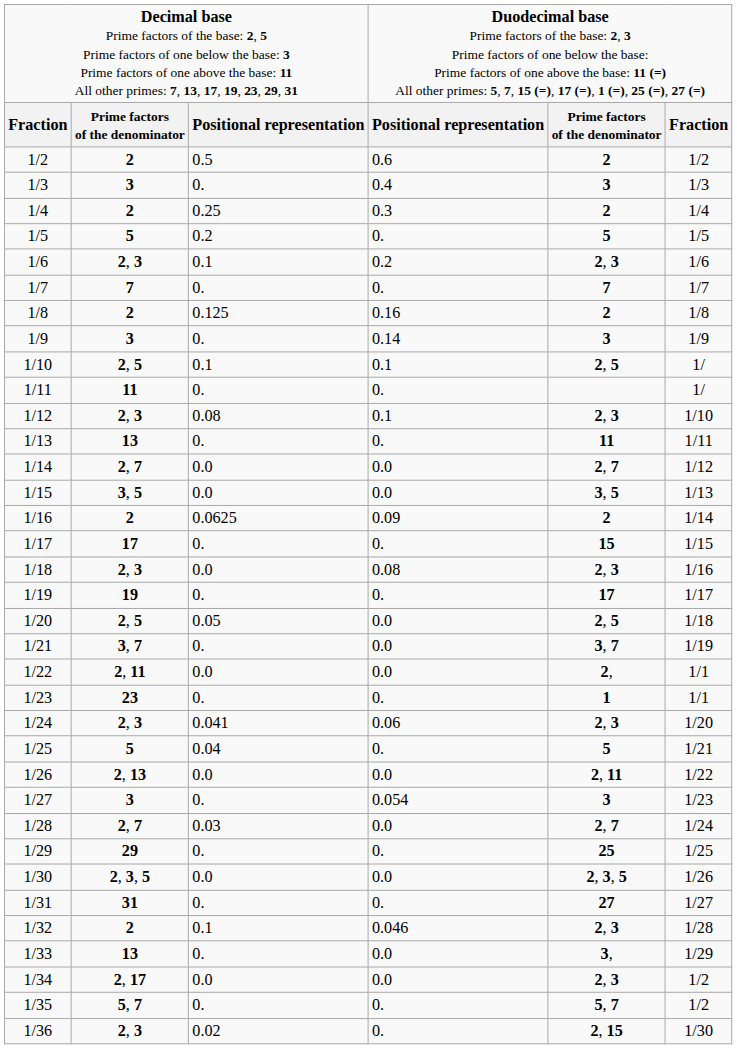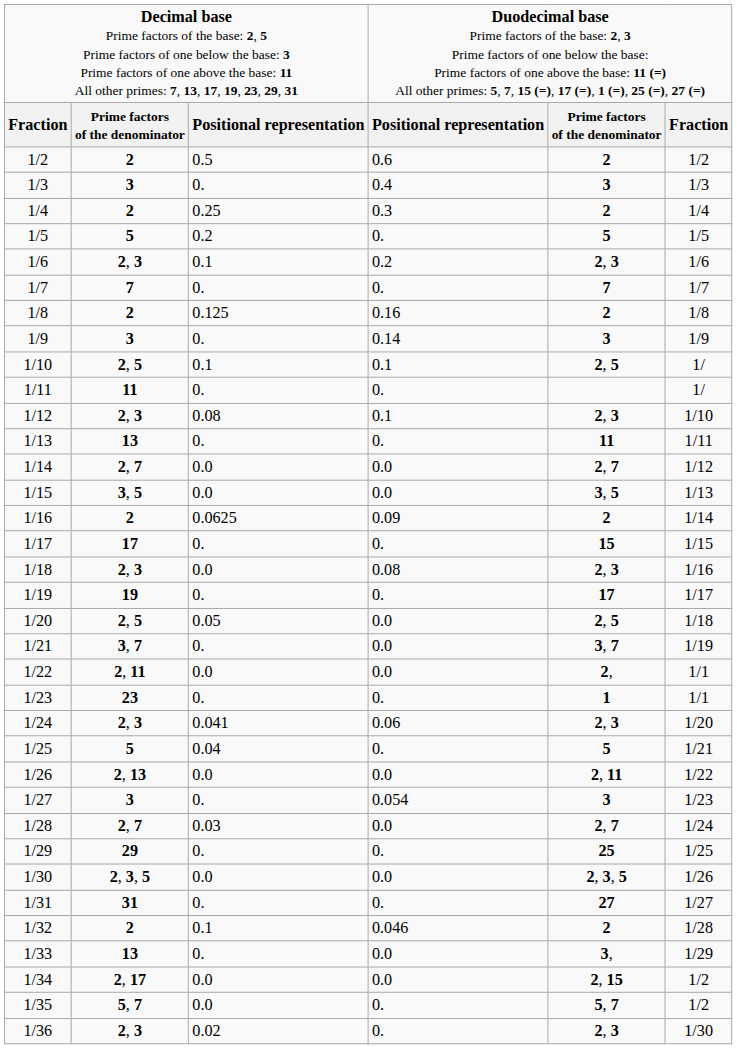(607, 928) 2, 3 -> (607, 928) 2
(607, 979) 2, 3 -> (607, 979) 2, 15
(198, 1005) 0. -> (202, 1005) 0.0
(607, 1030) 2, 15 -> (607, 1030) 2, 3
